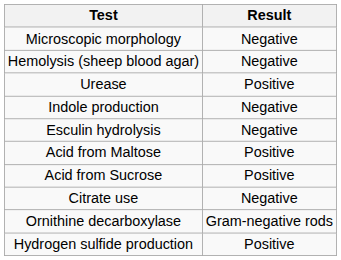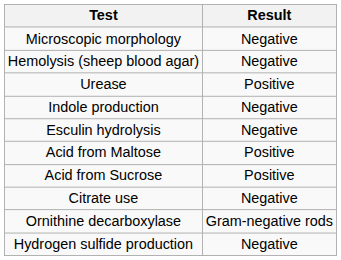(269, 244) Positive -> (269, 244) Negative
